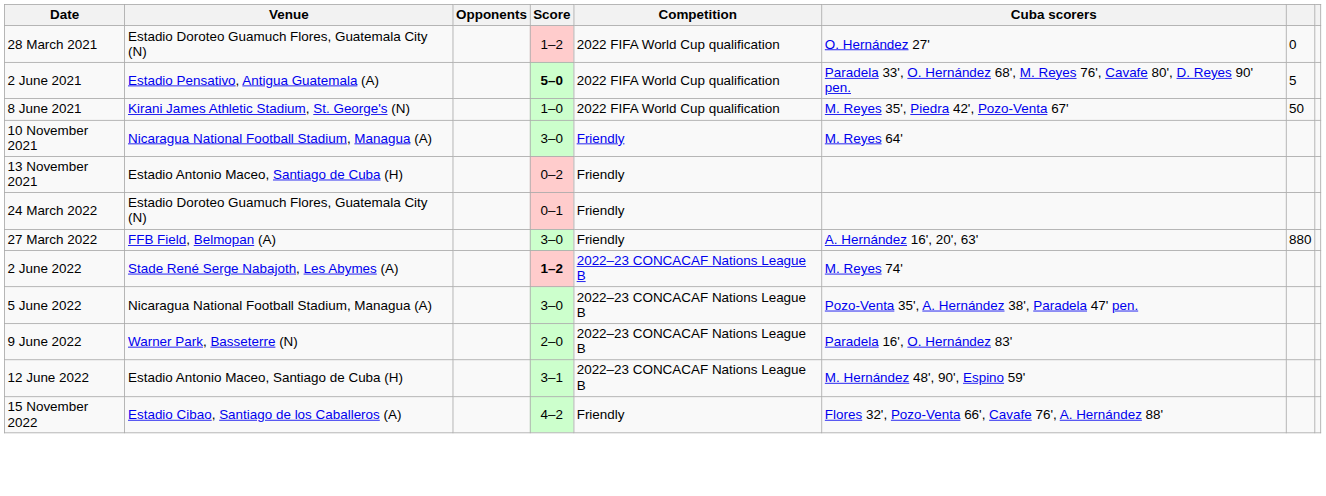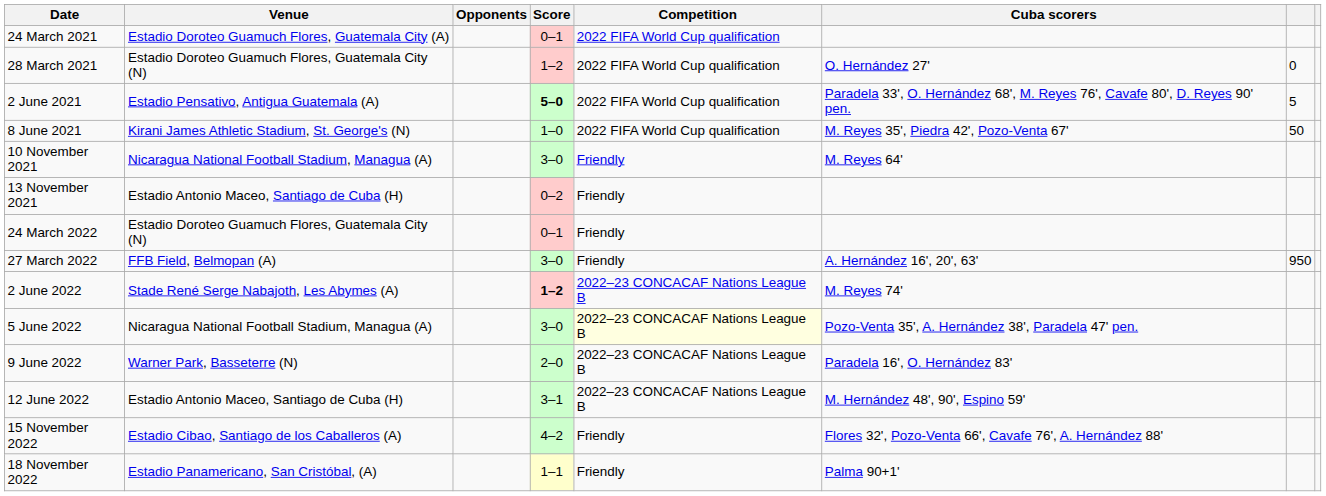+ row: (52, 36)
(1300, 239) 880 -> (1300, 261) 950
(691, 305) no background -> (691, 326) lightyellow background
+ row: (48, 472)
